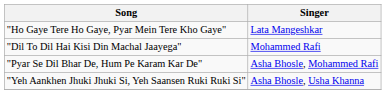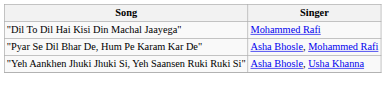- row: (116, 30)
